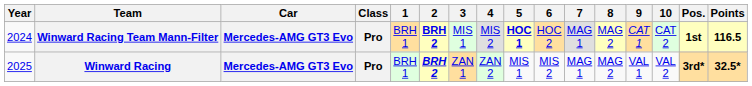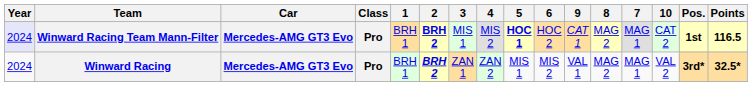columns swapped: (580, 13) <-> (639, 13)
(19, 37) no background -> (19, 37) lavender background
(19, 66) 2025 -> (19, 66) 2024
